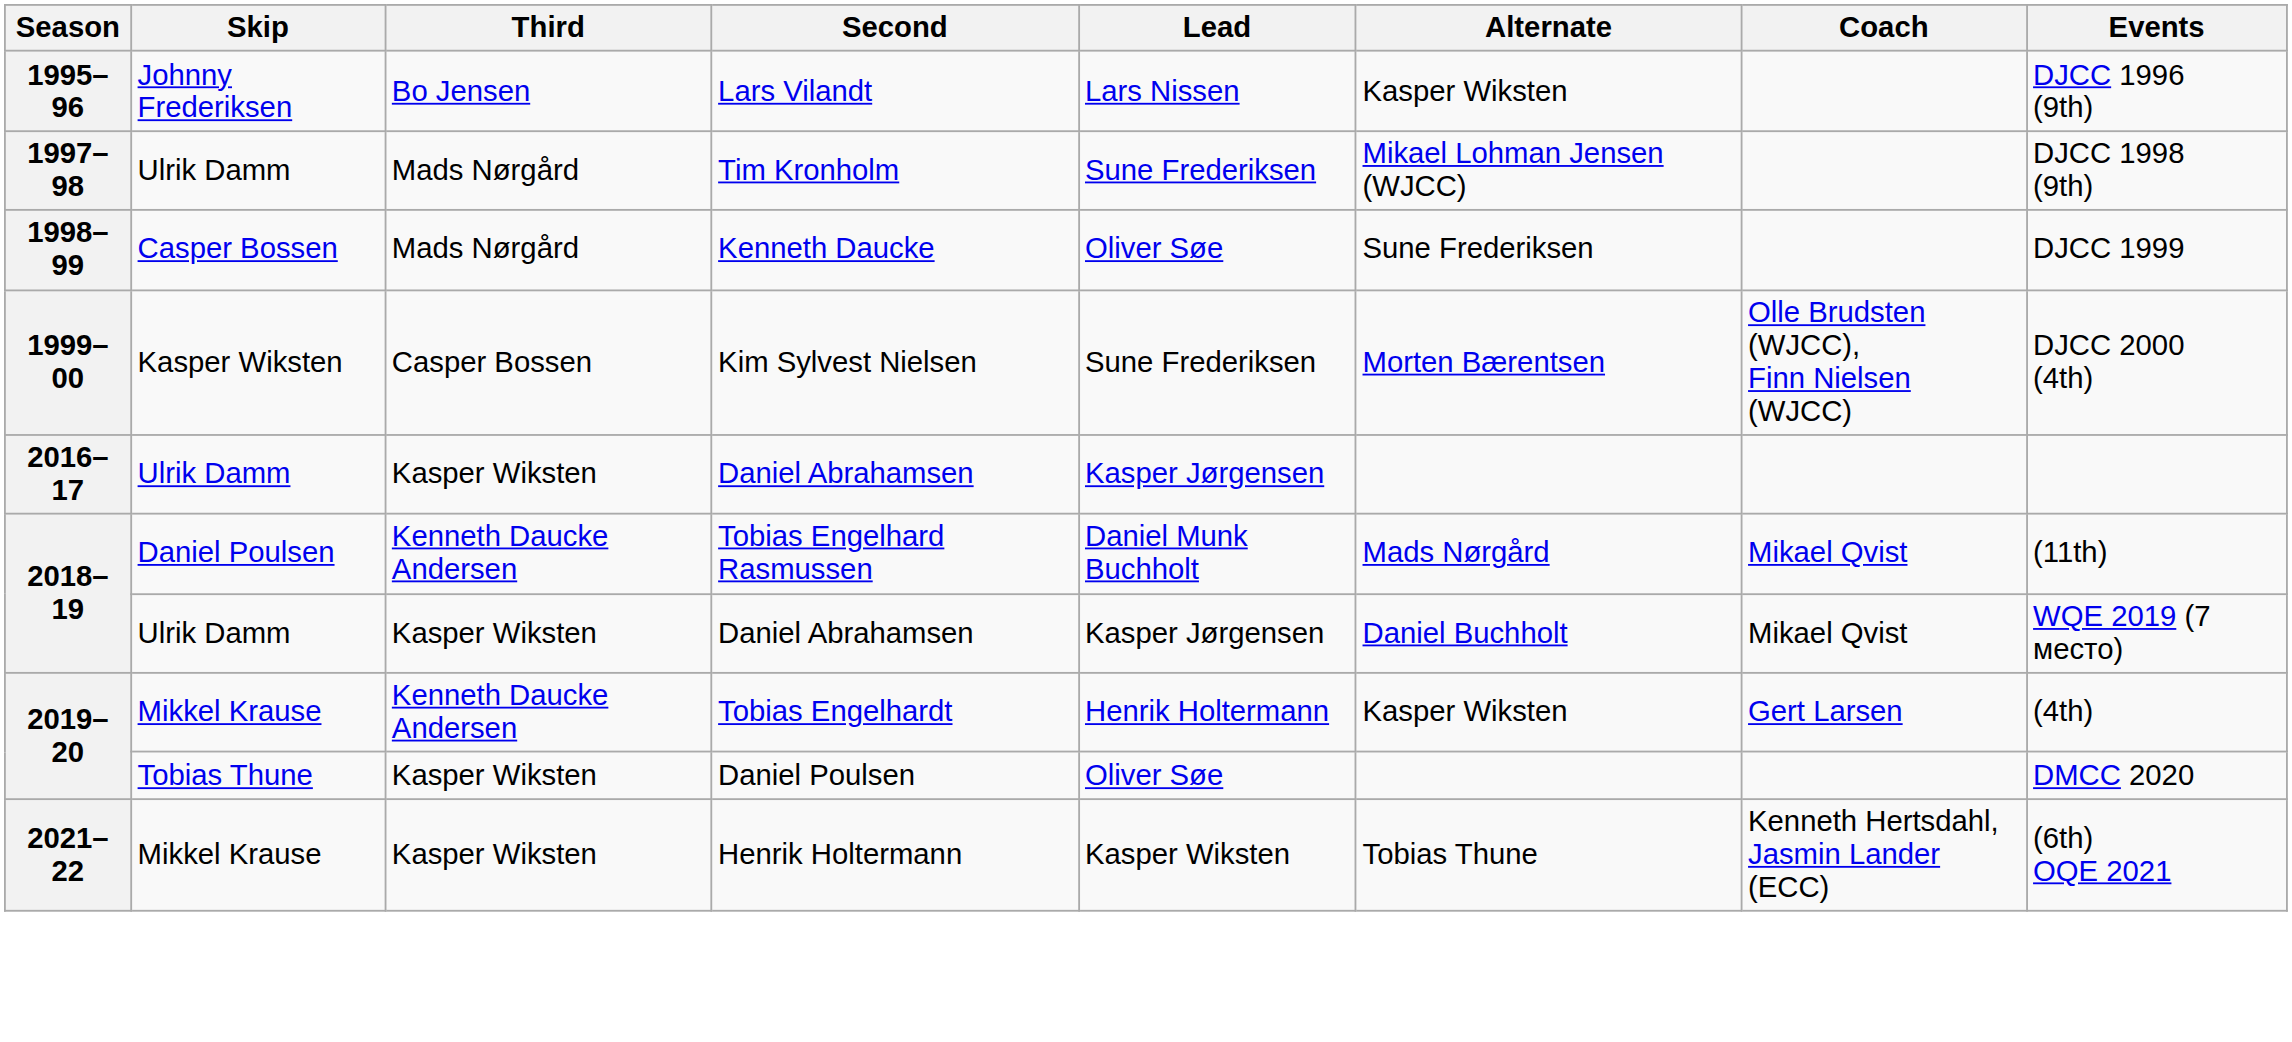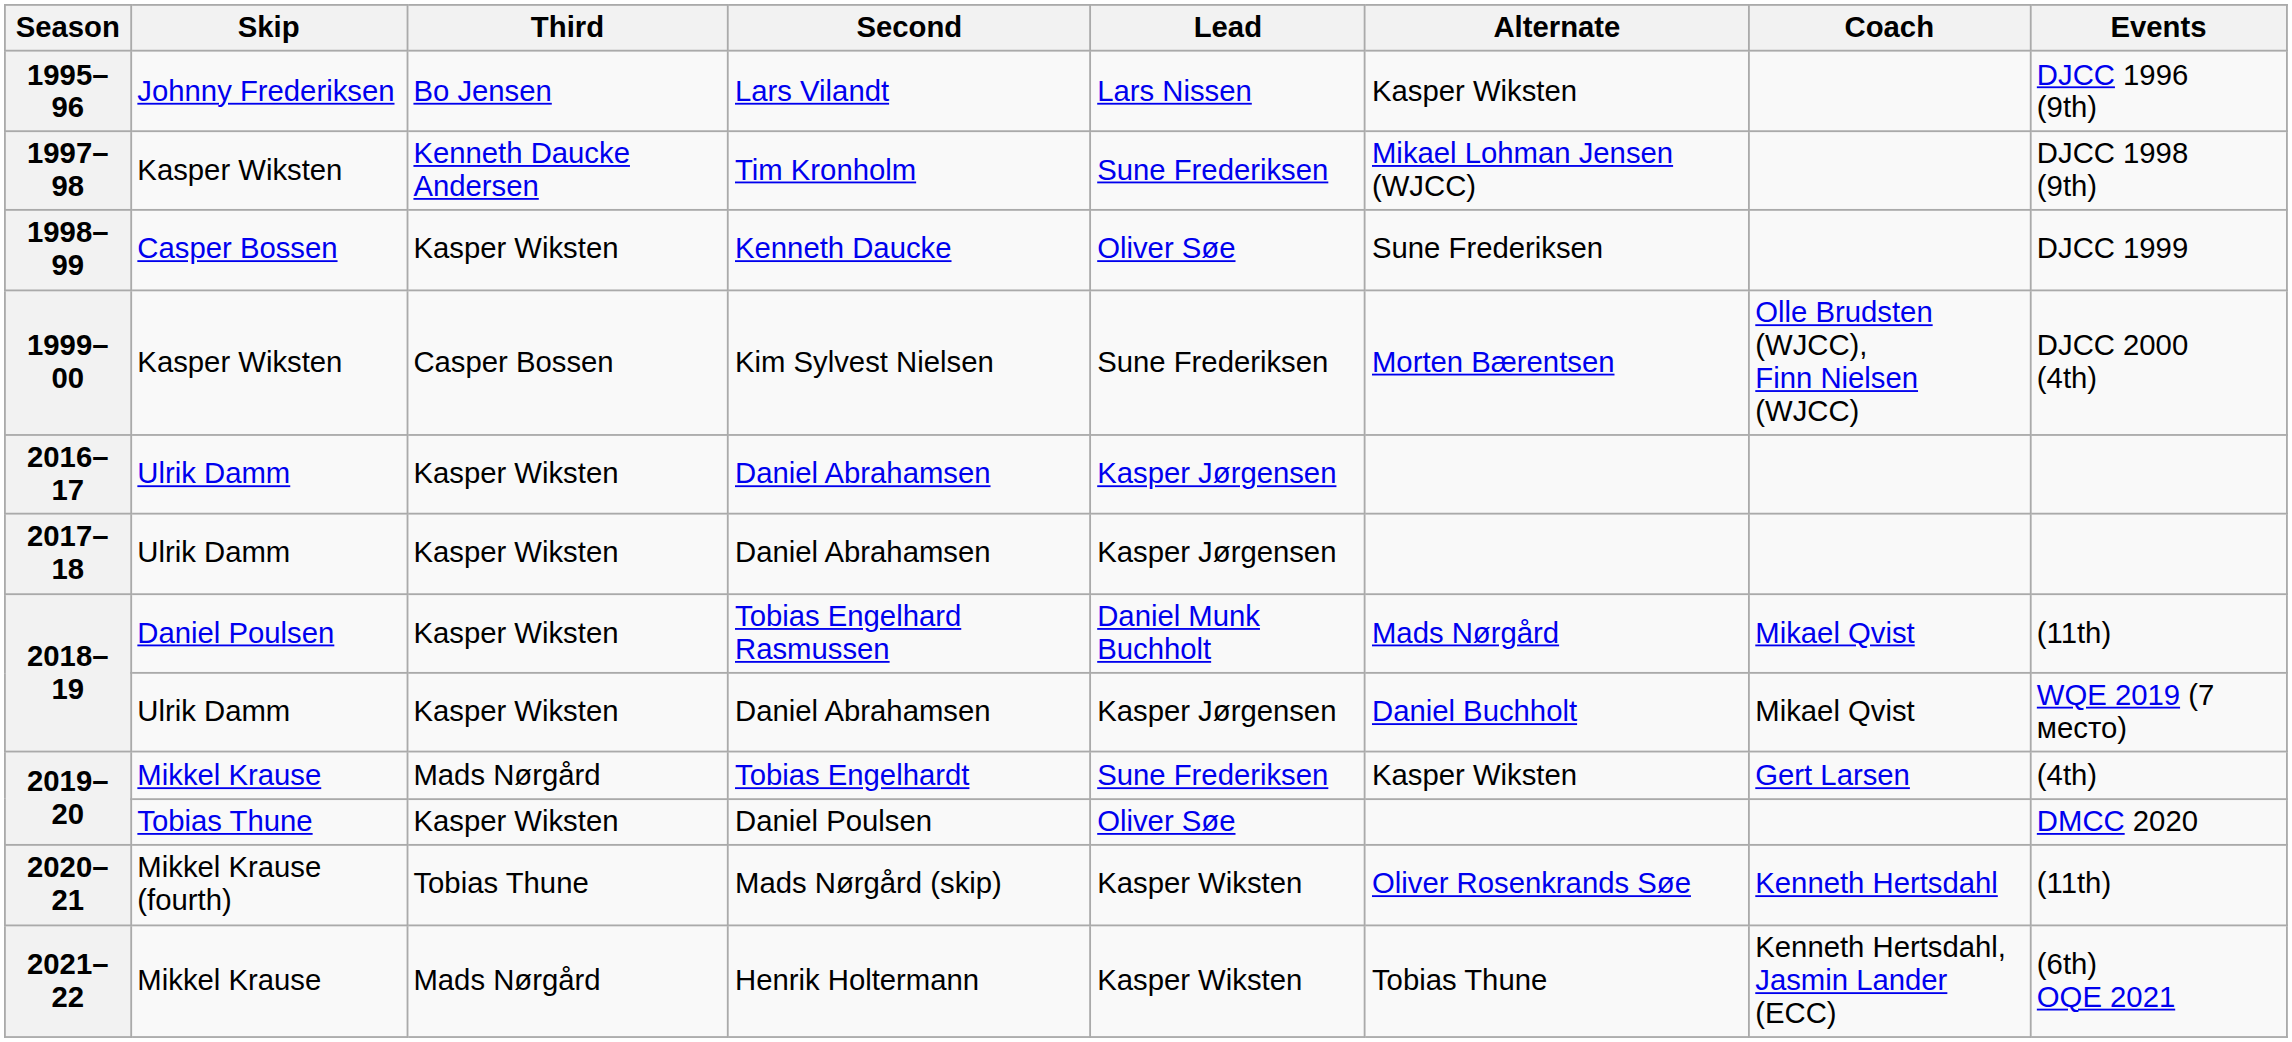(214, 170) Ulrik Damm -> (240, 170) Kasper Wiksten
(485, 170) Mads Nørgård -> (522, 170) Kenneth Daucke Andersen
(485, 249) Mads Nørgård -> (516, 249) Kasper Wiksten
+ row: (68, 553)
(500, 553) Kenneth Daucke Andersen -> (516, 632) Kasper Wiksten
(500, 712) Kenneth Daucke Andersen -> (507, 775) Mads Nørgård
(1207, 712) Henrik Holtermann -> (1213, 775) Sune Frederiksen
+ row: (68, 884)
(494, 854) Kasper Wiksten -> (507, 980) Mads Nørgård
